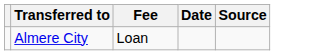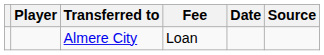+ column: (36, 15)
